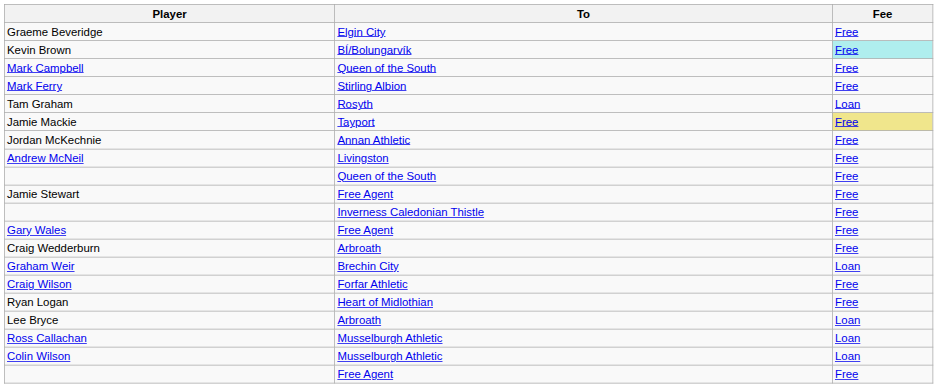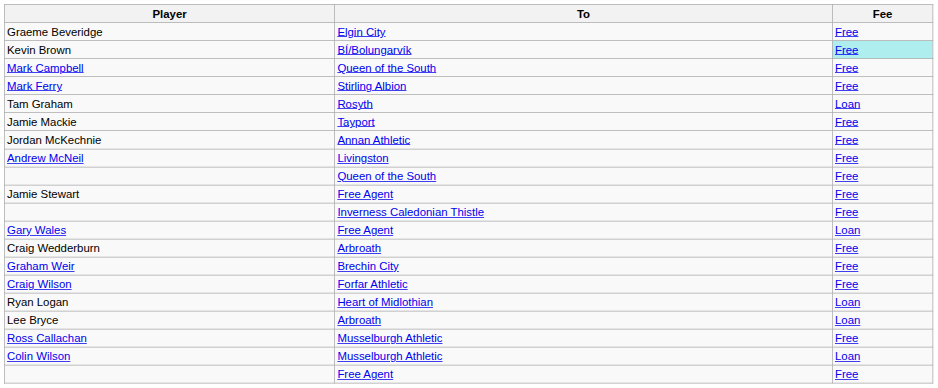(847, 122) khaki background -> (847, 122) no background
(847, 230) Free -> (848, 230) Loan
(848, 266) Loan -> (847, 266) Free
(847, 302) Free -> (848, 302) Loan
(848, 338) Loan -> (847, 338) Free
